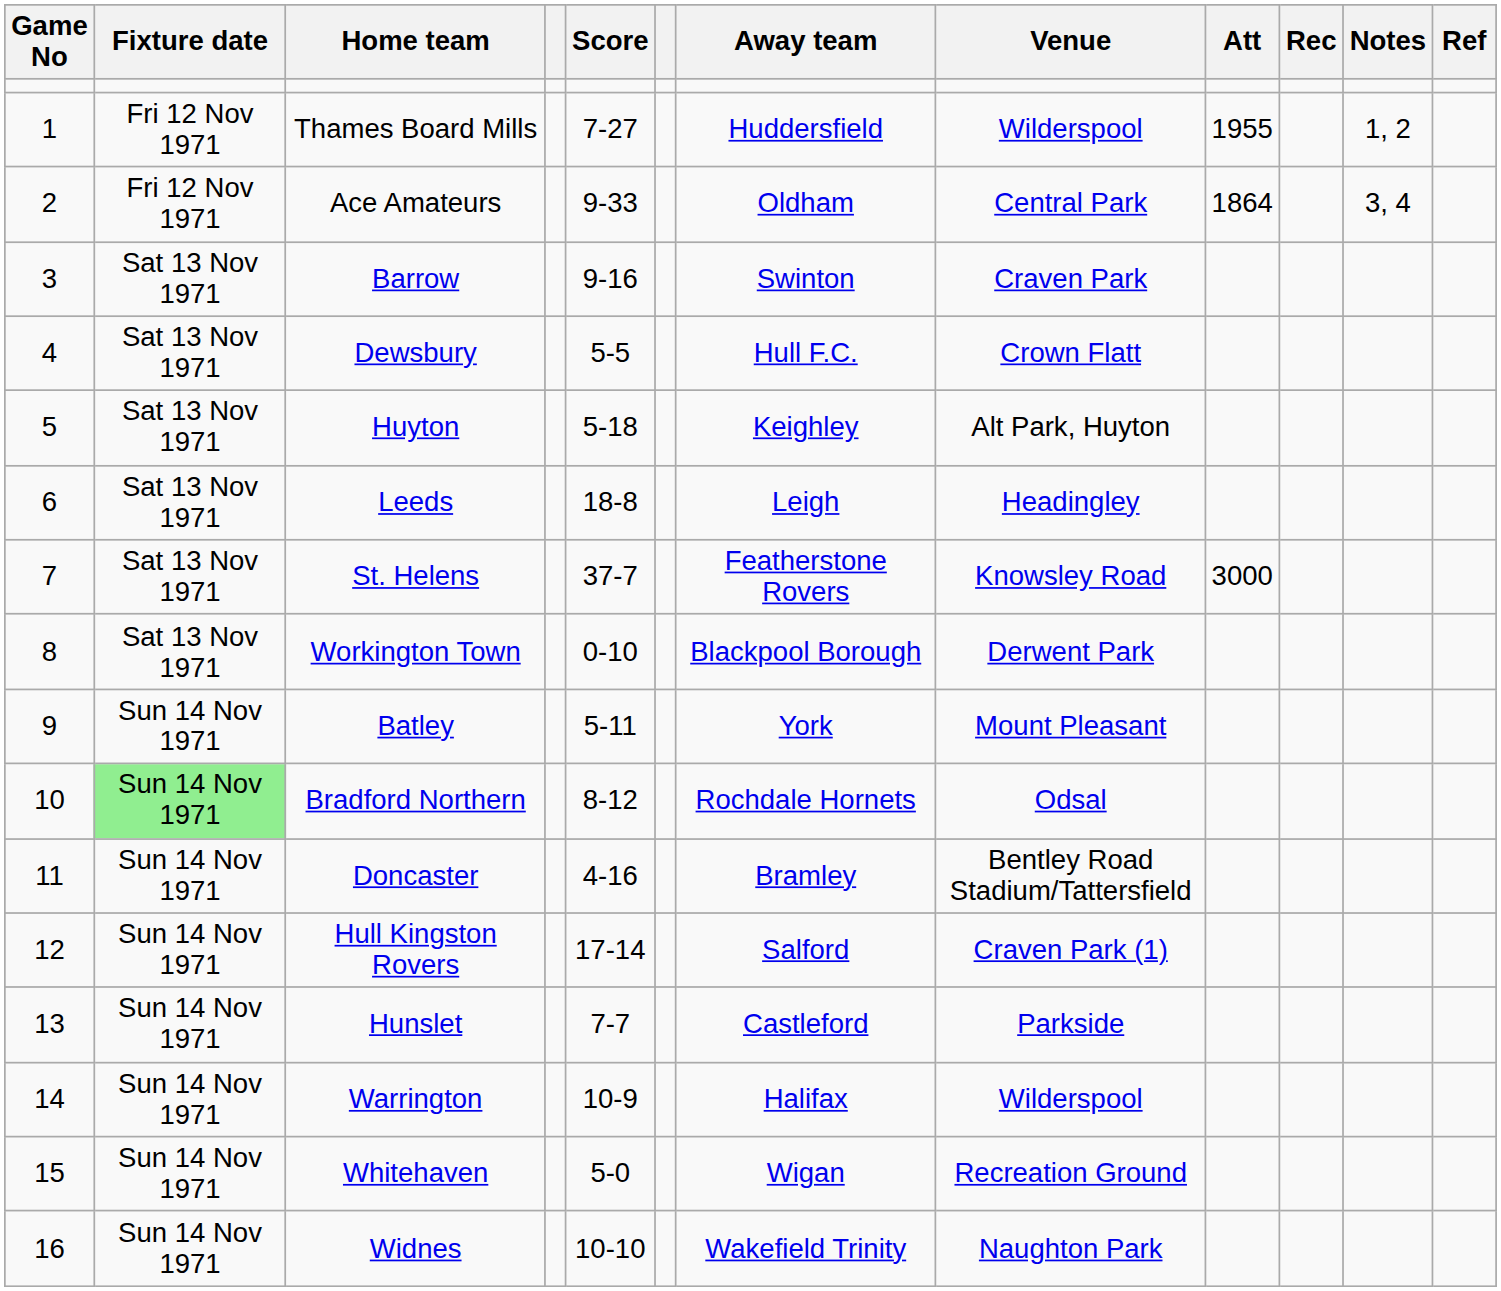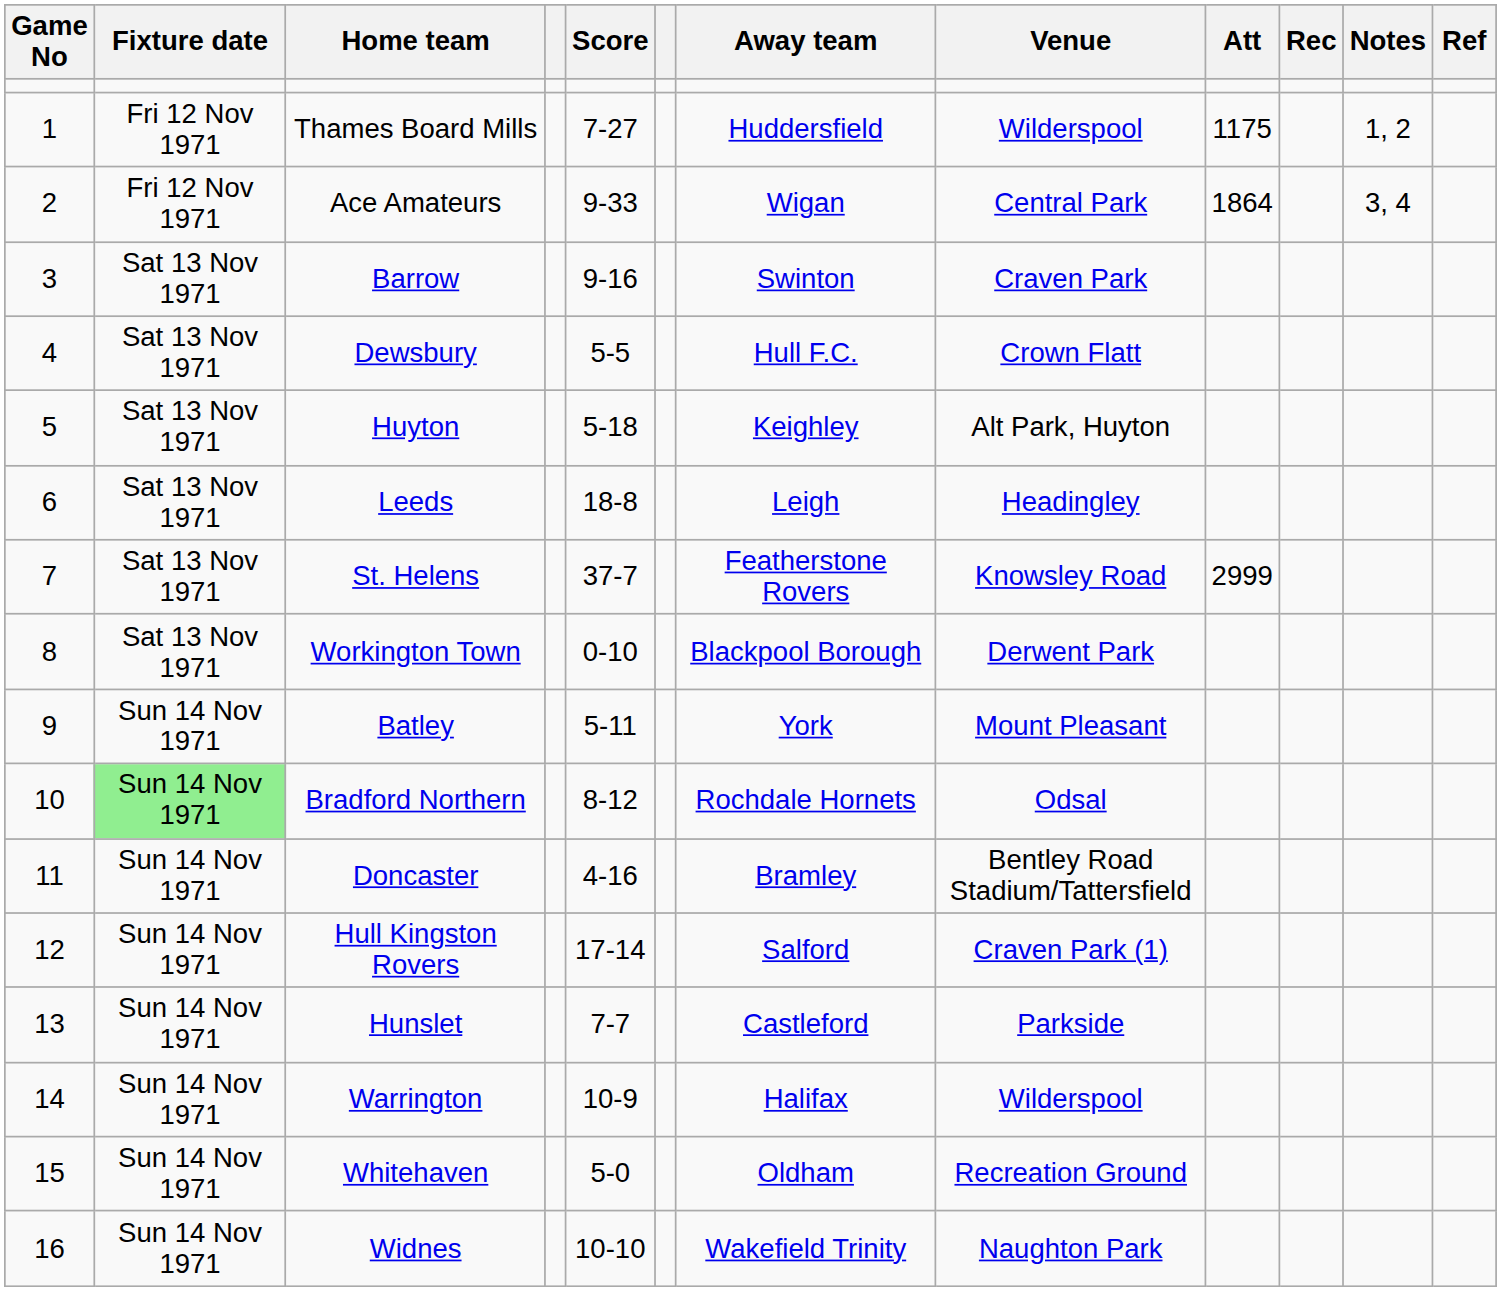(1242, 129) 1955 -> (1242, 129) 1175
(806, 203) Oldham -> (806, 203) Wigan
(1242, 576) 3000 -> (1242, 576) 2999
(806, 1173) Wigan -> (806, 1173) Oldham
